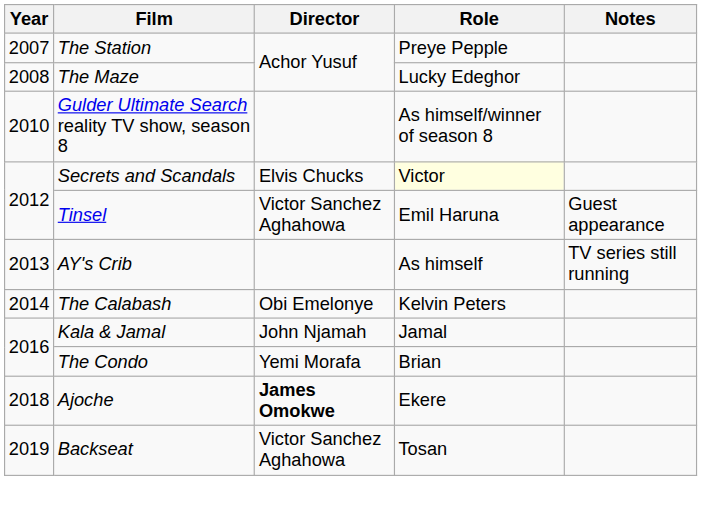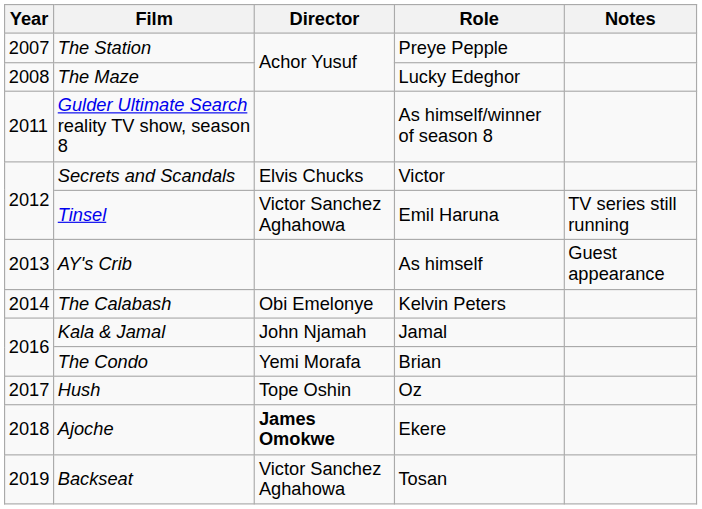(29, 126) 2010 -> (28, 126) 2011
(422, 175) lightyellow background -> (422, 175) no background
(616, 214) Guest appearance -> (622, 214) TV series still running
(622, 264) TV series still running -> (616, 264) Guest appearance
+ row: (79, 390)
